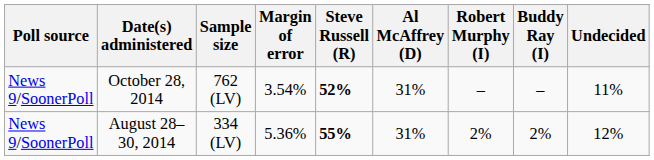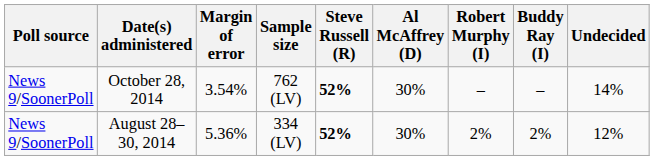columns swapped: (226, 35) <-> (285, 35)
(410, 89) 31% -> (410, 89) 30%
(608, 89) 11% -> (608, 89) 14%
(335, 133) 55% -> (335, 133) 52%
(410, 133) 31% -> (410, 133) 30%
